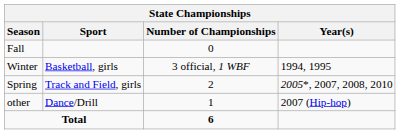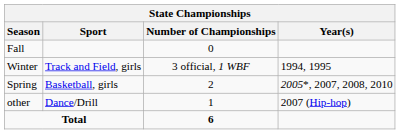(81, 66) Basketball, girls -> (93, 66) Track and Field, girls
(93, 84) Track and Field, girls -> (81, 84) Basketball, girls
